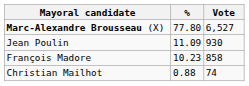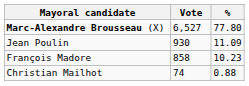columns swapped: (224, 12) <-> (187, 12)
